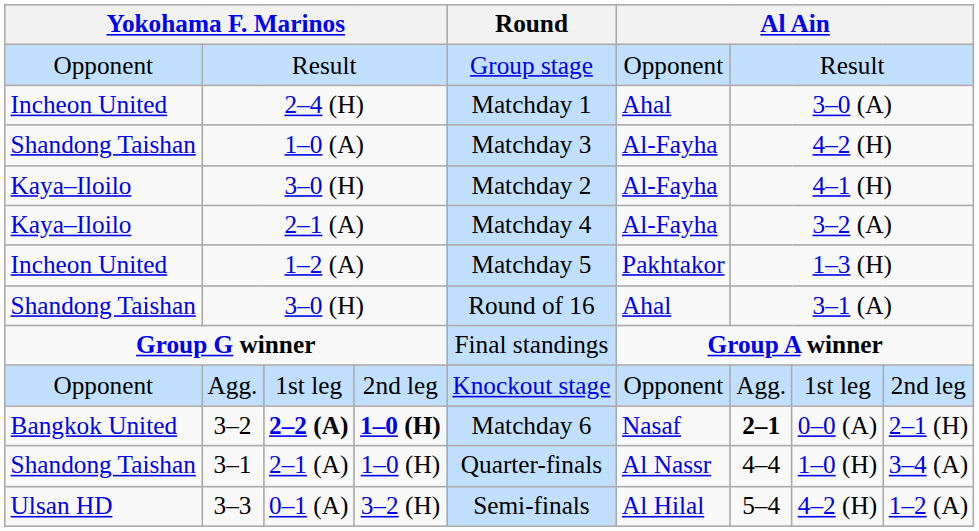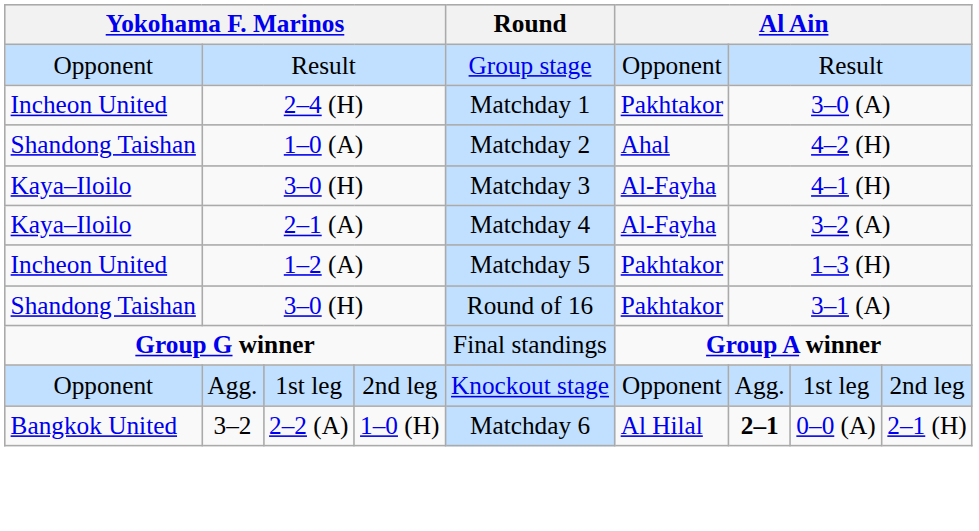(647, 104) Ahal -> (672, 104) Pakhtakor
(531, 144) Matchday 3 -> (530, 144) Matchday 2
(670, 144) Al-Fayha -> (645, 144) Ahal
(531, 184) Matchday 2 -> (530, 184) Matchday 3
(647, 305) Ahal -> (672, 305) Pakhtakor
(309, 425) bold -> (309, 425) normal
(400, 425) bold -> (400, 425) normal
(652, 425) Nasaf -> (662, 425) Al Hilal
- row: (103, 465)
- row: (62, 505)
